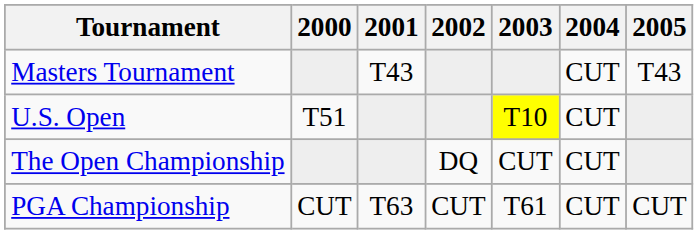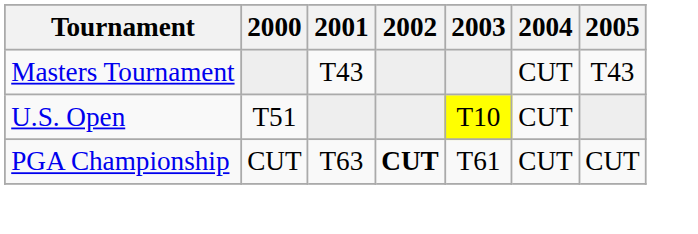- row: (148, 161)
(458, 206) normal -> (410, 161) bold
